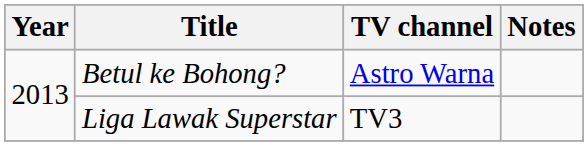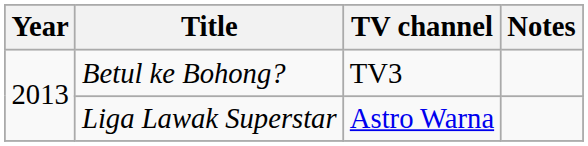(422, 72) Astro Warna -> (376, 72) TV3
(376, 118) TV3 -> (422, 118) Astro Warna
